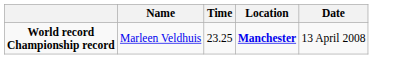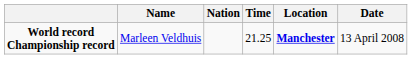+ column: (223, 13)
(220, 38) 23.25 -> (258, 38) 21.25
